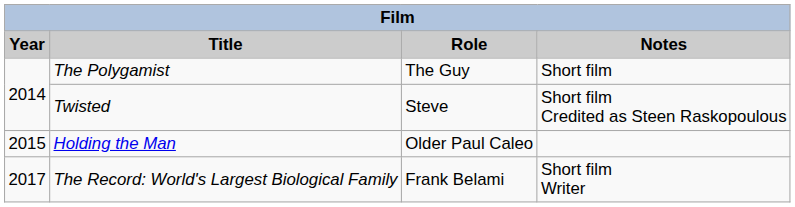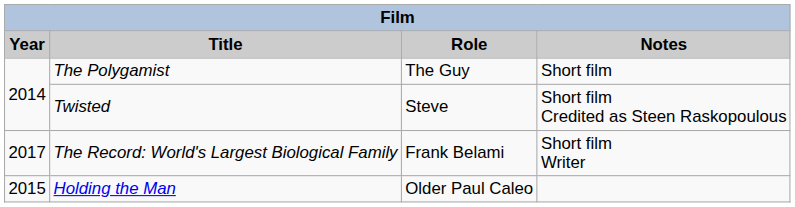rows swapped: (115, 143) <-> (226, 179)
